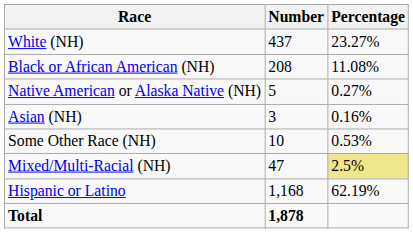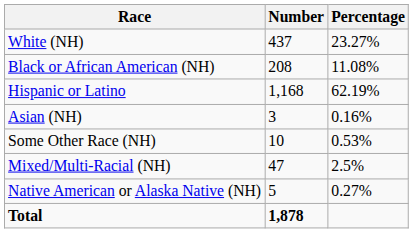rows swapped: (135, 91) <-> (67, 191)
(348, 166) khaki background -> (348, 166) no background
